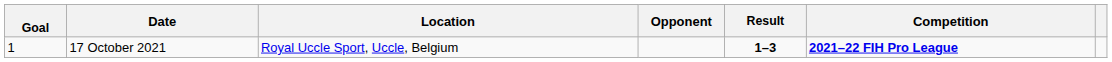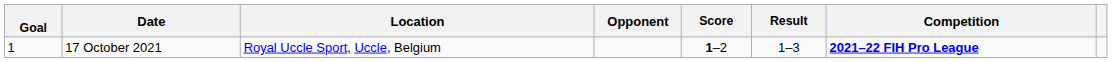+ column: (716, 21)
(765, 48) bold -> (789, 48) normal
